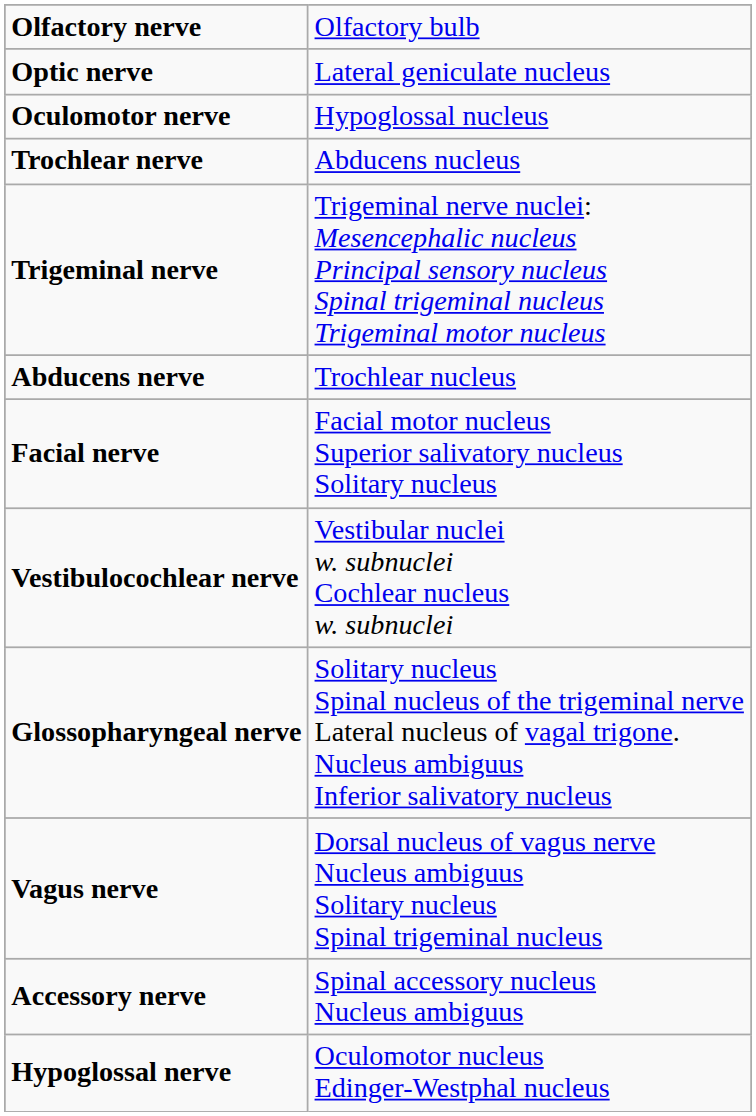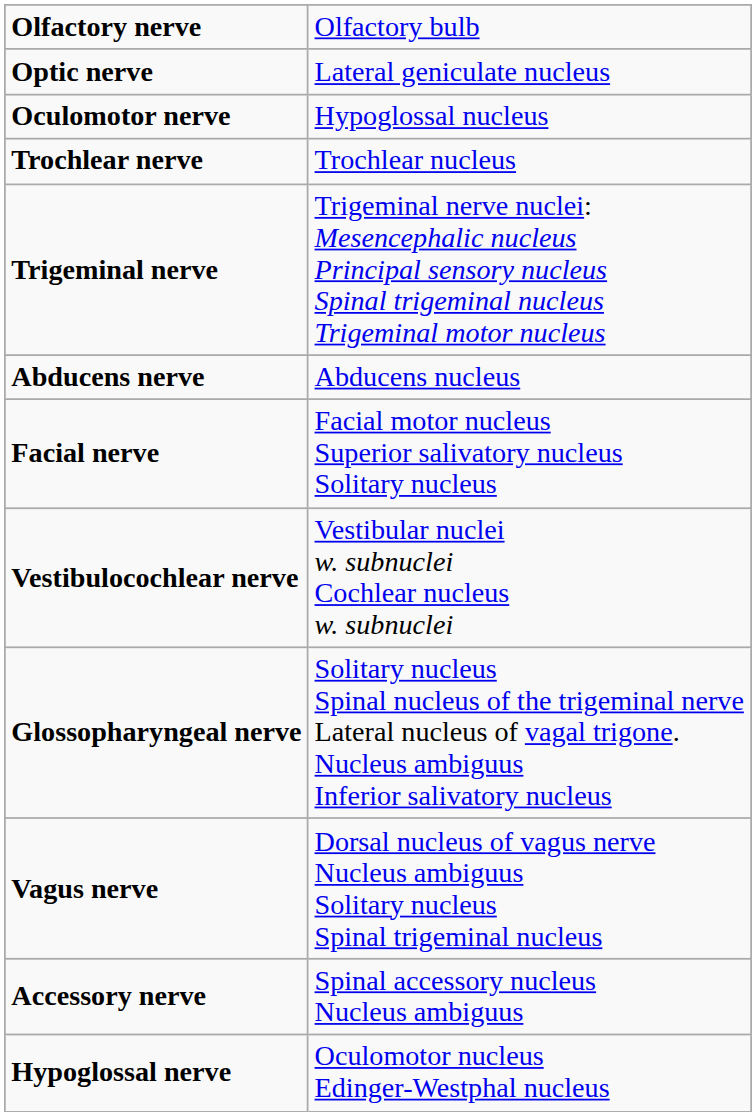(417, 160) Abducens nucleus -> (415, 160) Trochlear nucleus
(415, 376) Trochlear nucleus -> (417, 376) Abducens nucleus
